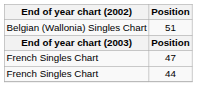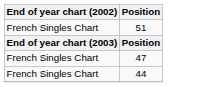(77, 27) Belgian (Wallonia) Singles Chart -> (52, 27) French Singles Chart
